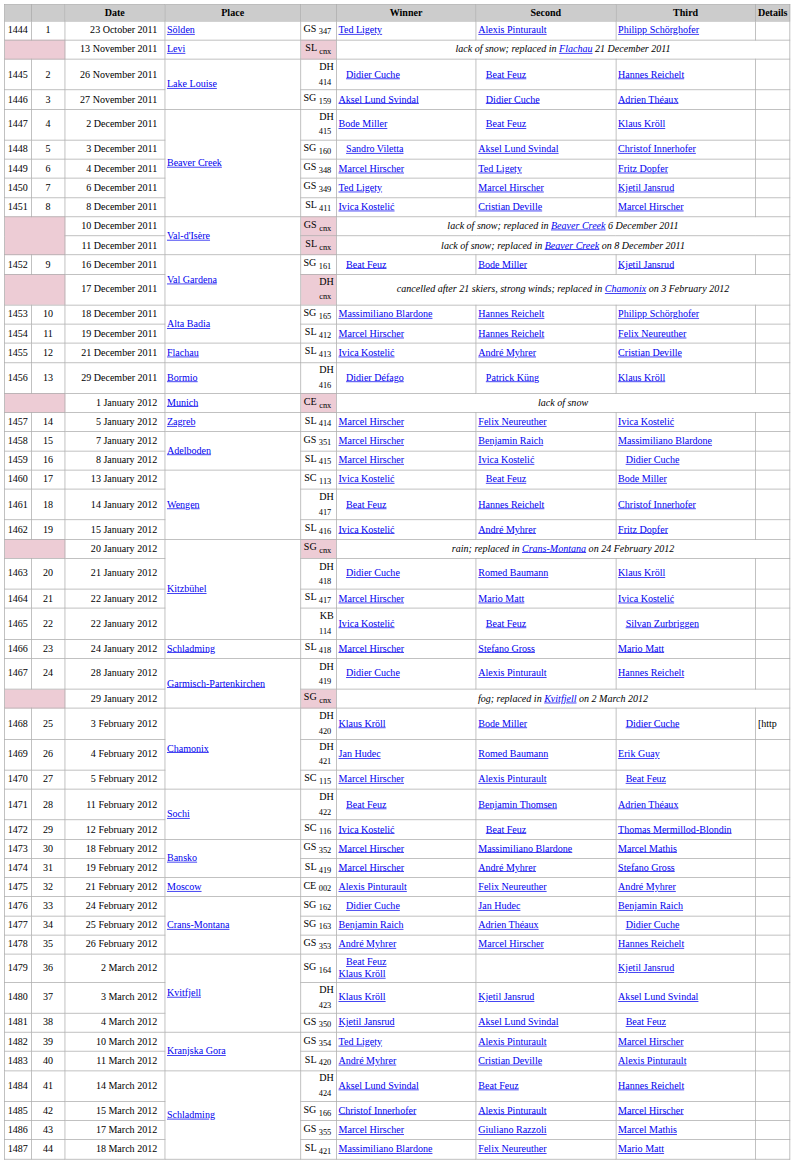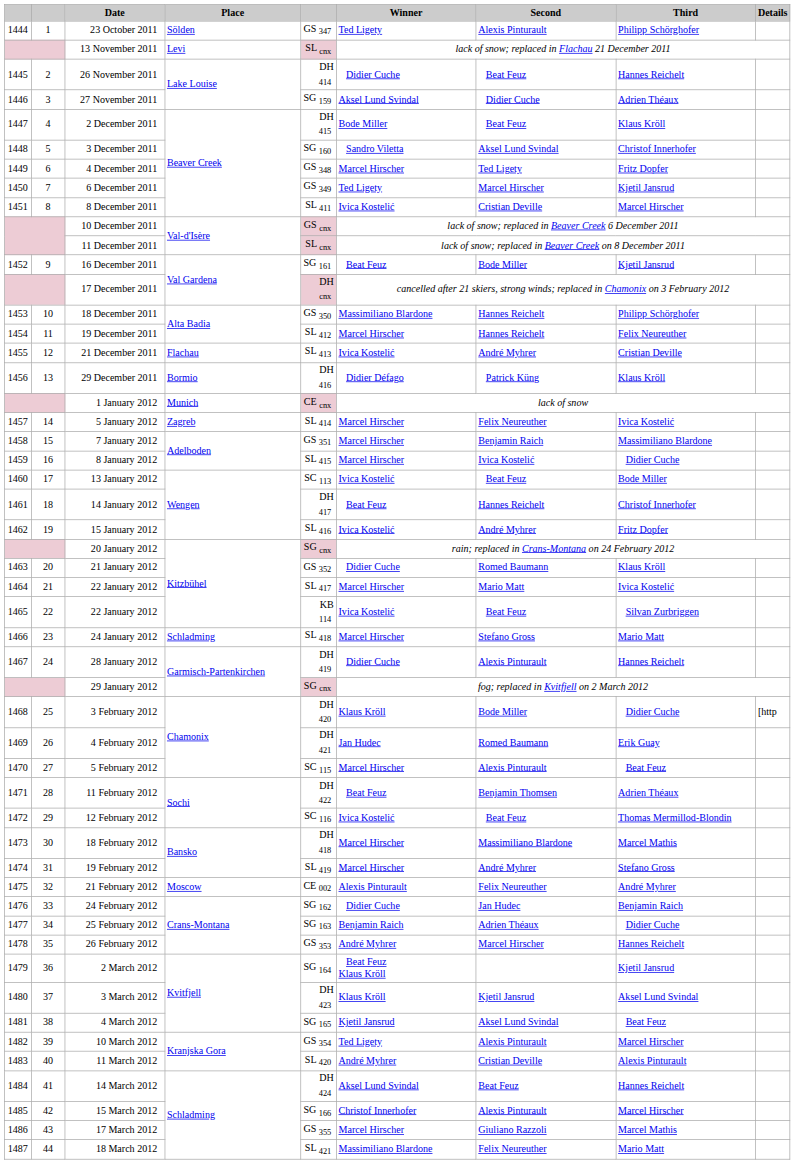(319, 314) SG 165 -> (319, 314) GS 350
(326, 573) DH 418 -> (319, 567) GS 352
(319, 848) GS 352 -> (326, 842) DH 418
(319, 1022) GS 350 -> (319, 1022) SG 165
